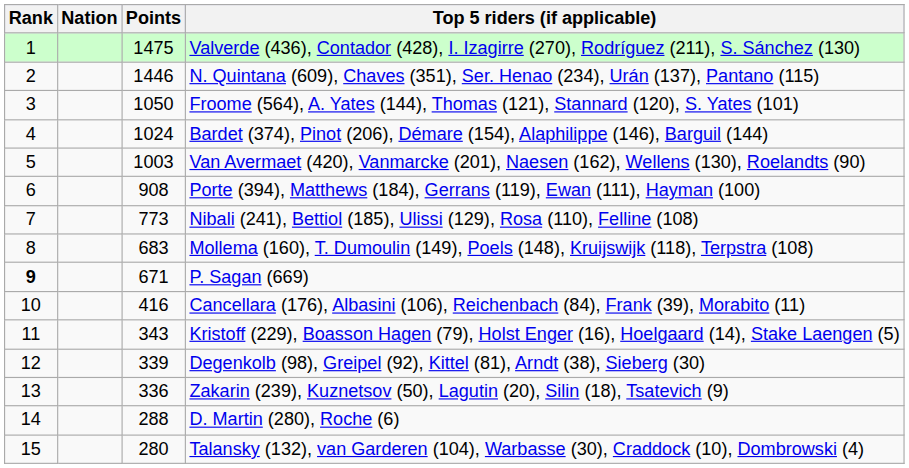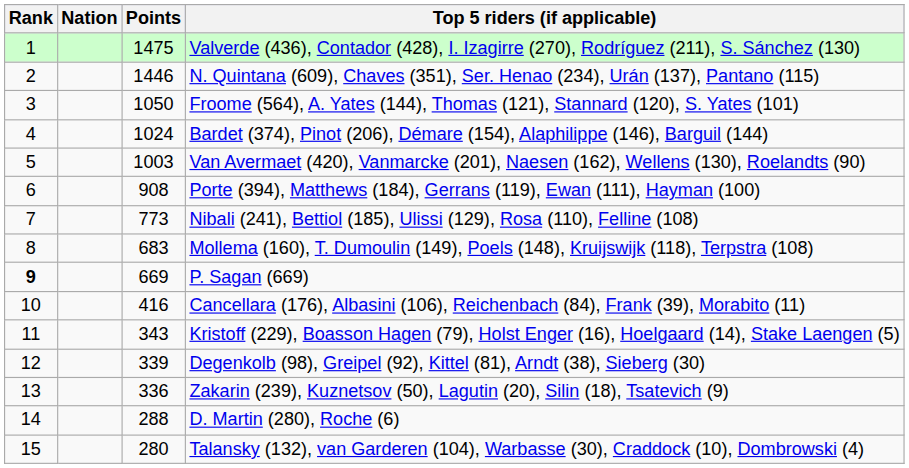(153, 276) 671 -> (153, 276) 669
